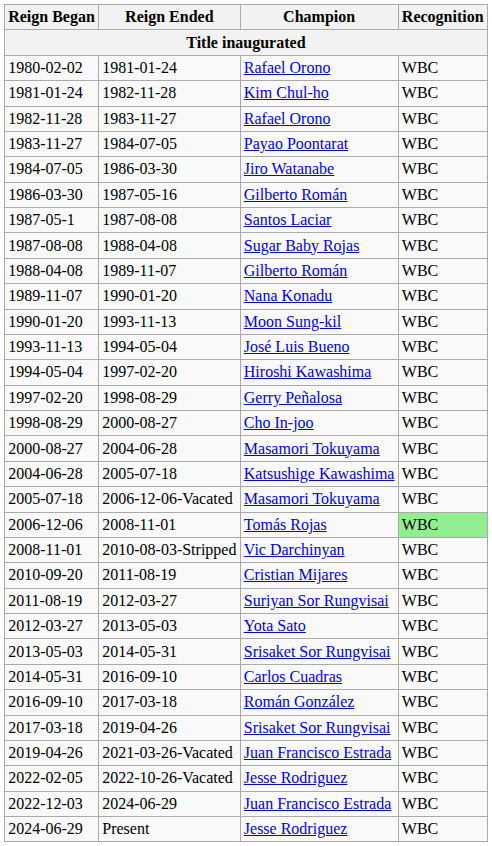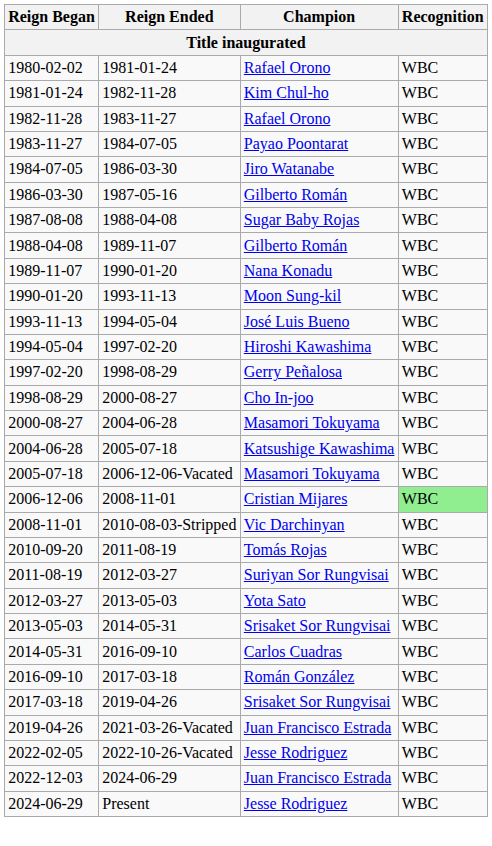- row: (42, 220)
(285, 524) Tomás Rojas -> (296, 499) Cristian Mijares
(296, 575) Cristian Mijares -> (285, 550) Tomás Rojas
